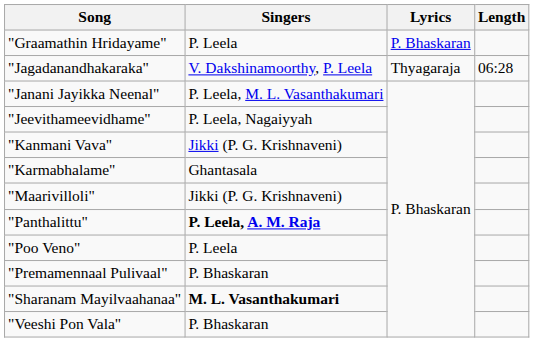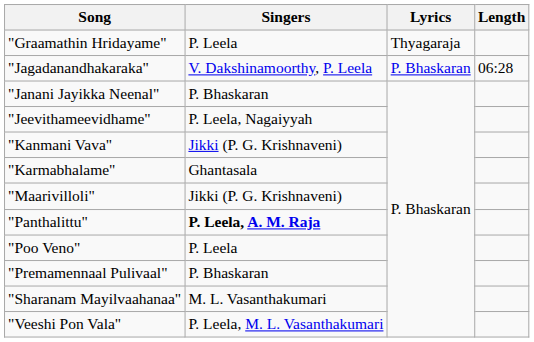(431, 43) P. Bhaskaran -> (425, 43) Thyagaraja
(425, 68) Thyagaraja -> (431, 68) P. Bhaskaran
(286, 94) P. Leela, M. L. Vasanthakumari -> (228, 94) P. Bhaskaran
(264, 298) bold -> (258, 298) normal
(228, 324) P. Bhaskaran -> (286, 324) P. Leela, M. L. Vasanthakumari
